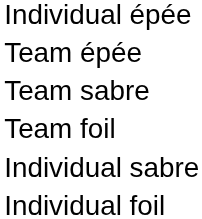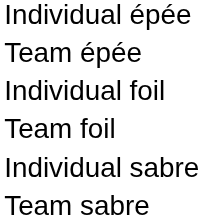rows swapped: (85, 205) <-> (77, 91)
